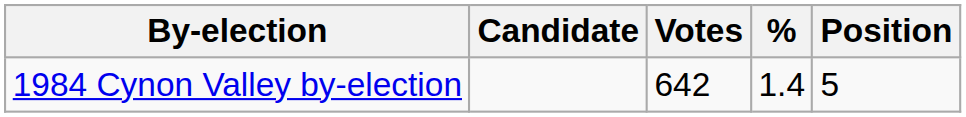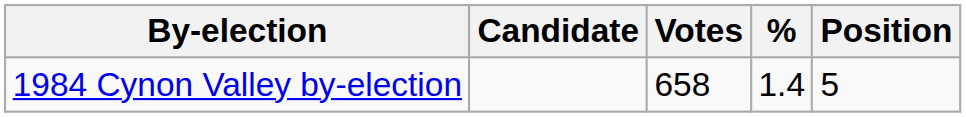(682, 84) 642 -> (682, 84) 658
